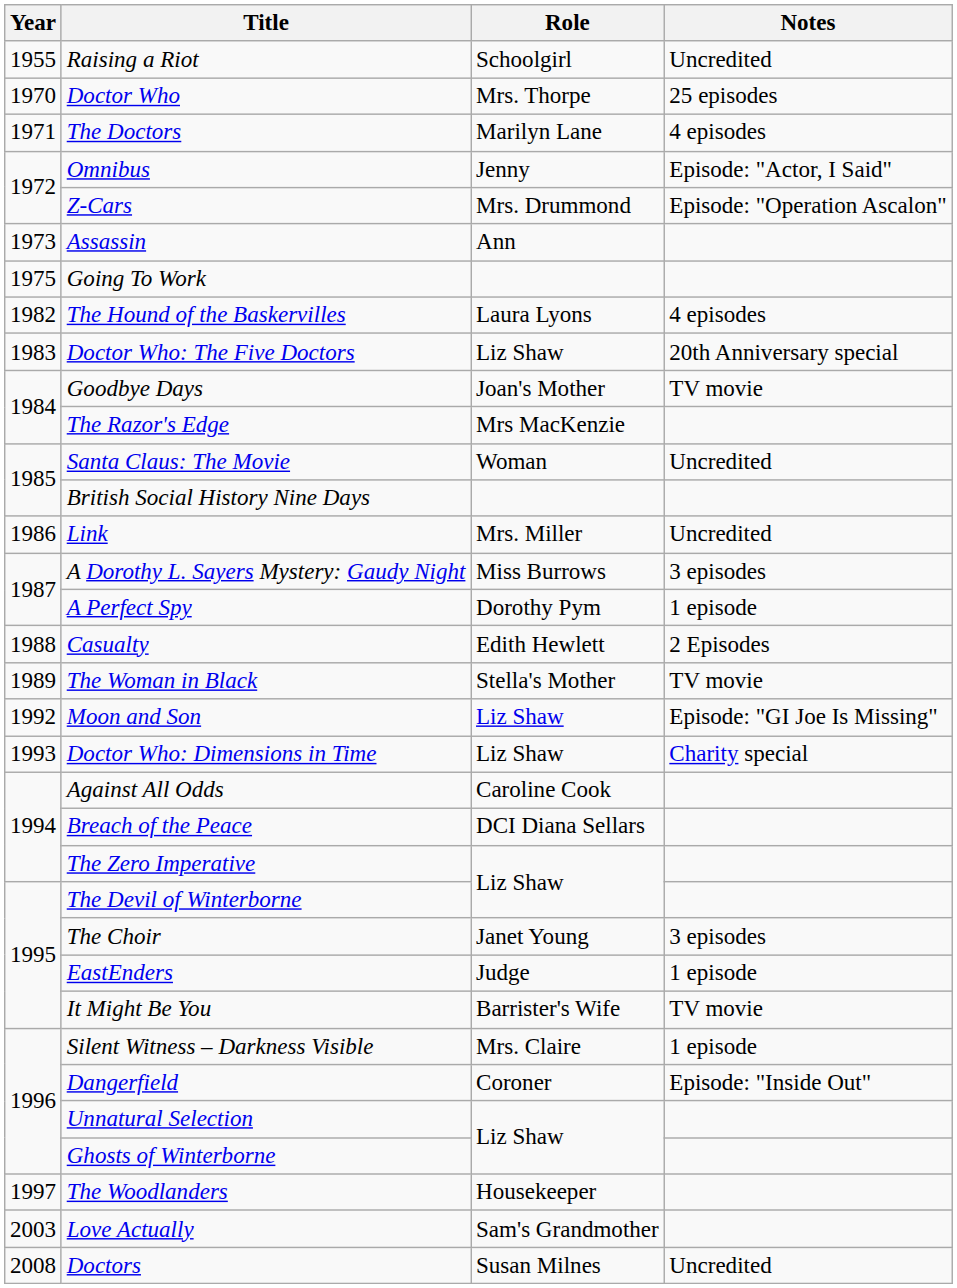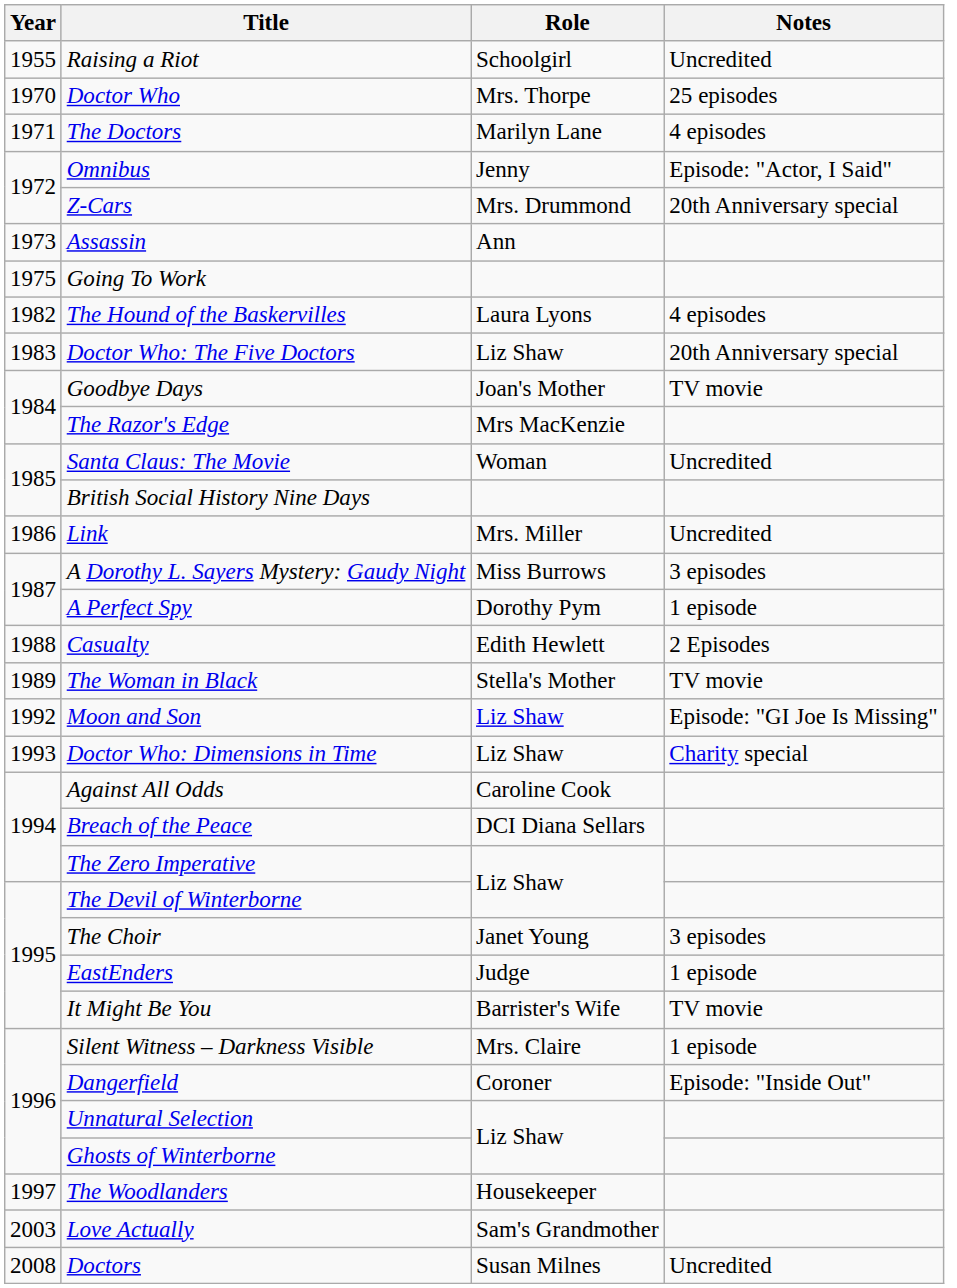(808, 205) Episode: "Operation Ascalon" -> (784, 205) 20th Anniversary special
